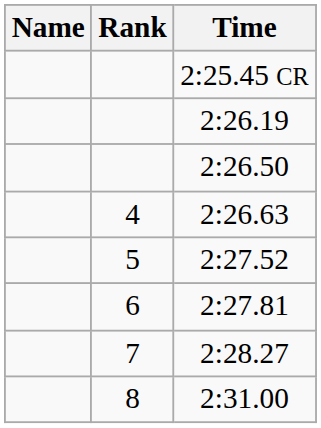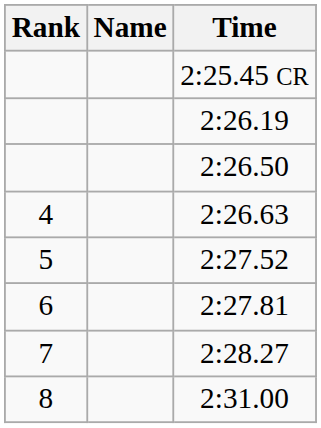columns swapped: (133, 27) <-> (48, 27)
